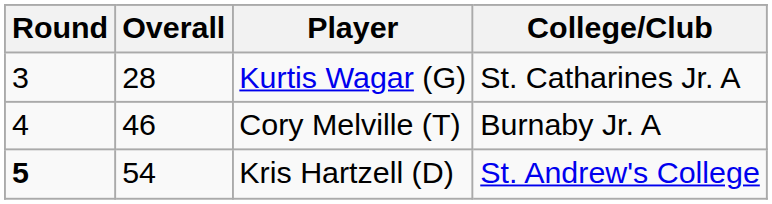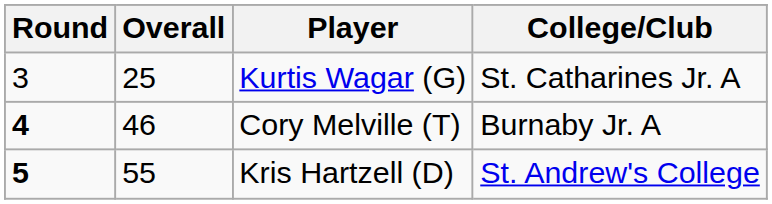(139, 76) 28 -> (139, 76) 25
(20, 125) normal -> (20, 125) bold
(139, 173) 54 -> (139, 173) 55
